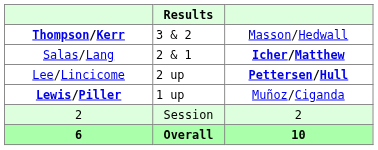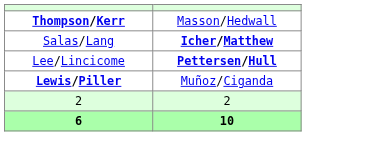- column: (188, 14)
